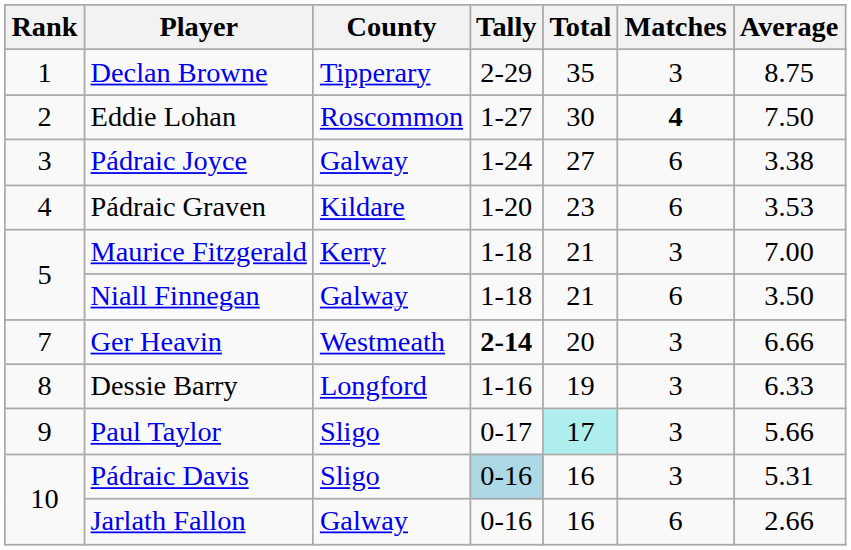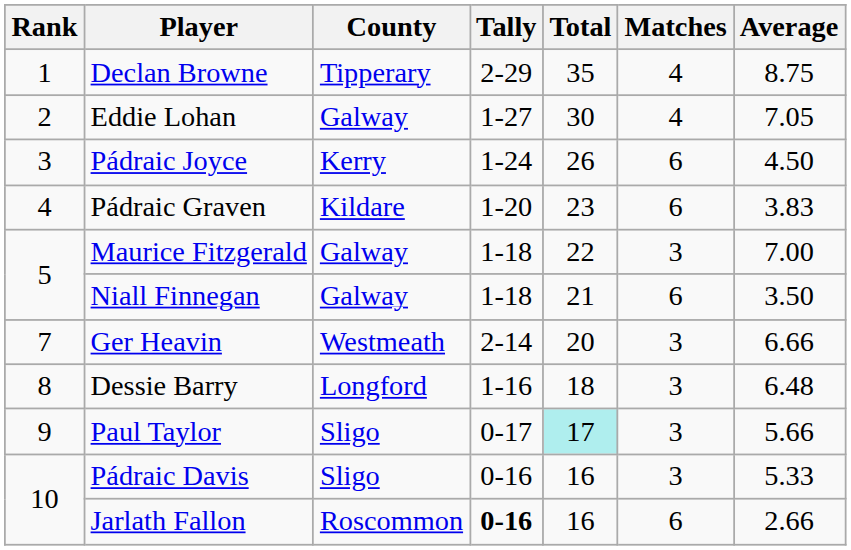(676, 71) 3 -> (676, 71) 4
(391, 116) Roscommon -> (364, 116) Galway
(676, 116) bold -> (676, 116) normal
(789, 116) 7.50 -> (789, 116) 7.05
(364, 161) Galway -> (353, 161) Kerry
(580, 161) 27 -> (580, 161) 26
(789, 161) 3.38 -> (789, 161) 4.50
(789, 206) 3.53 -> (789, 206) 3.83
(353, 251) Kerry -> (364, 251) Galway
(580, 251) 21 -> (580, 251) 22
(506, 341) bold -> (506, 341) normal
(580, 386) 19 -> (580, 386) 18
(789, 386) 6.33 -> (789, 386) 6.48
(506, 476) lightblue background -> (506, 476) no background
(789, 476) 5.31 -> (789, 476) 5.33
(364, 521) Galway -> (391, 521) Roscommon
(506, 521) normal -> (506, 521) bold
